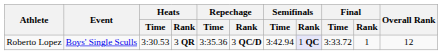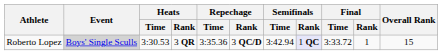(101, 42) no background -> (101, 42) lightgrey background
(409, 42) 12 -> (409, 42) 15
